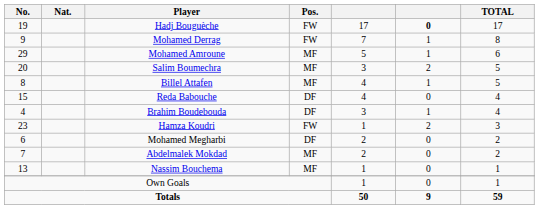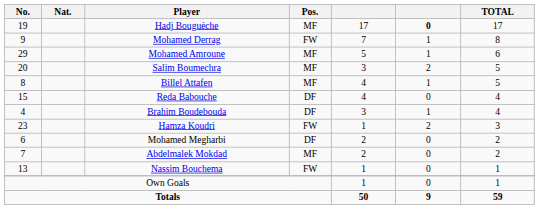(310, 25) FW -> (310, 25) MF
(310, 168) MF -> (310, 168) FW
